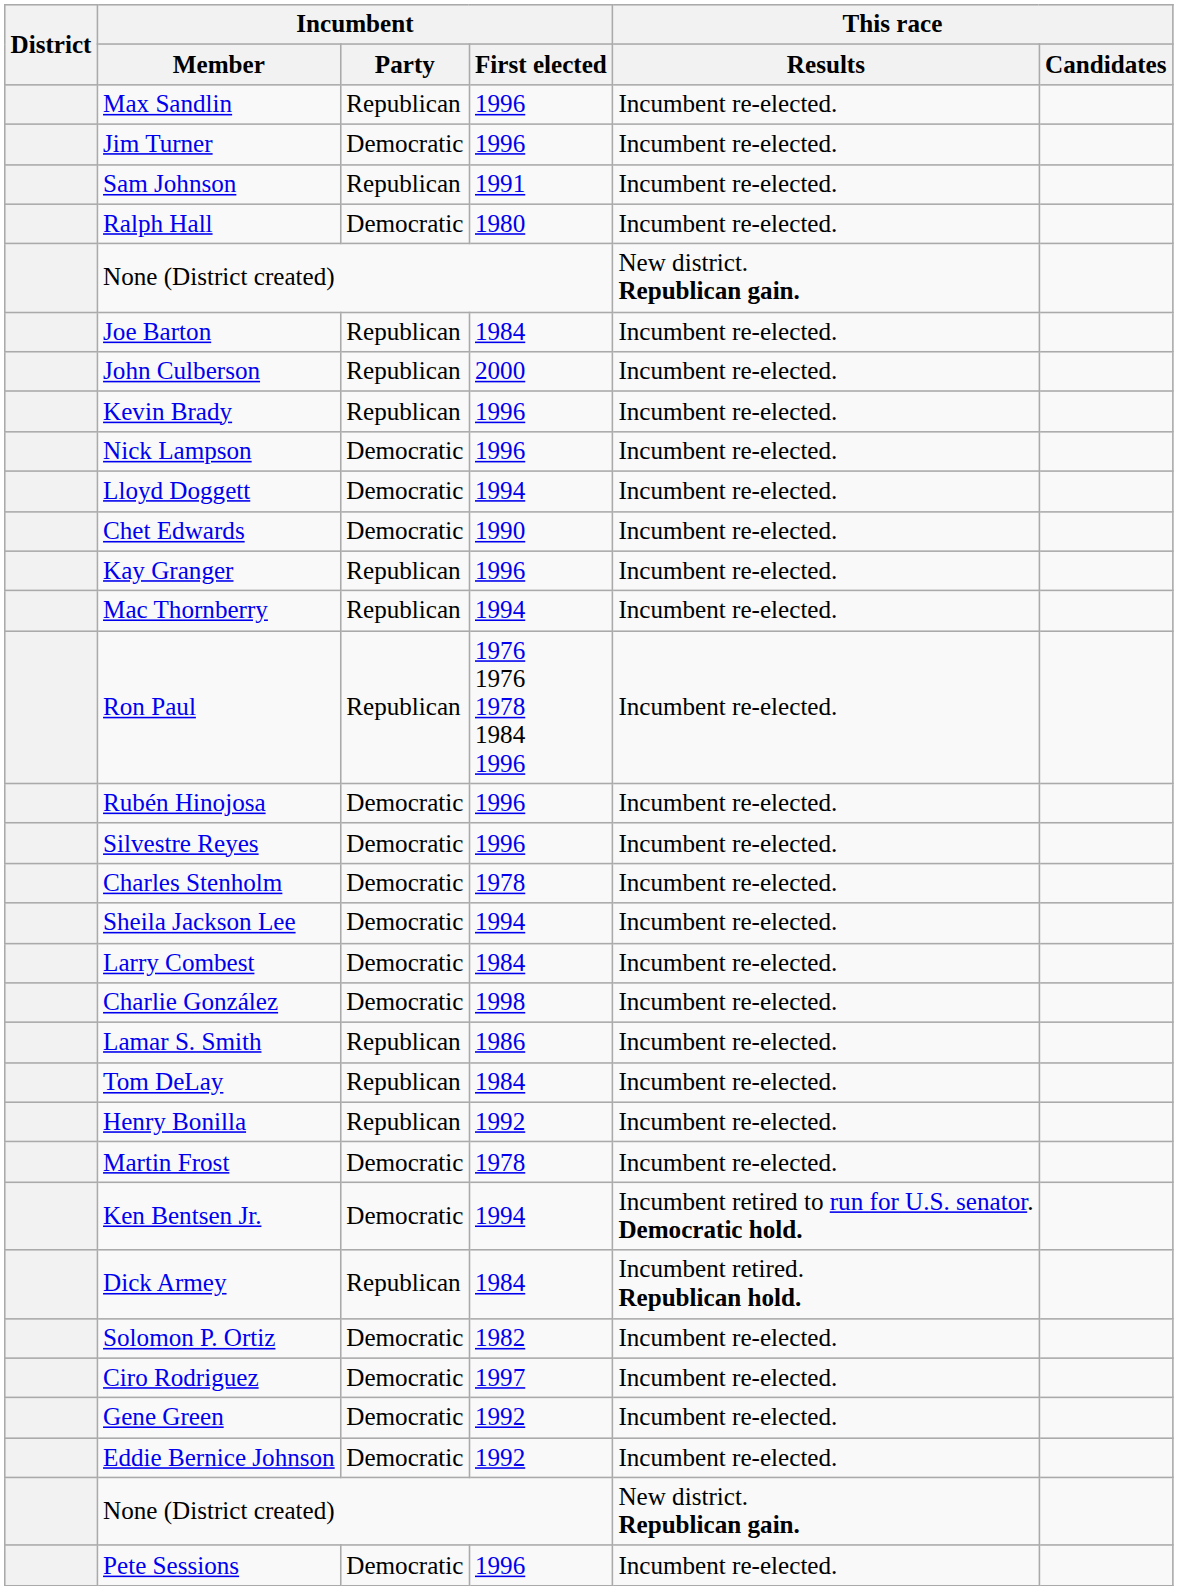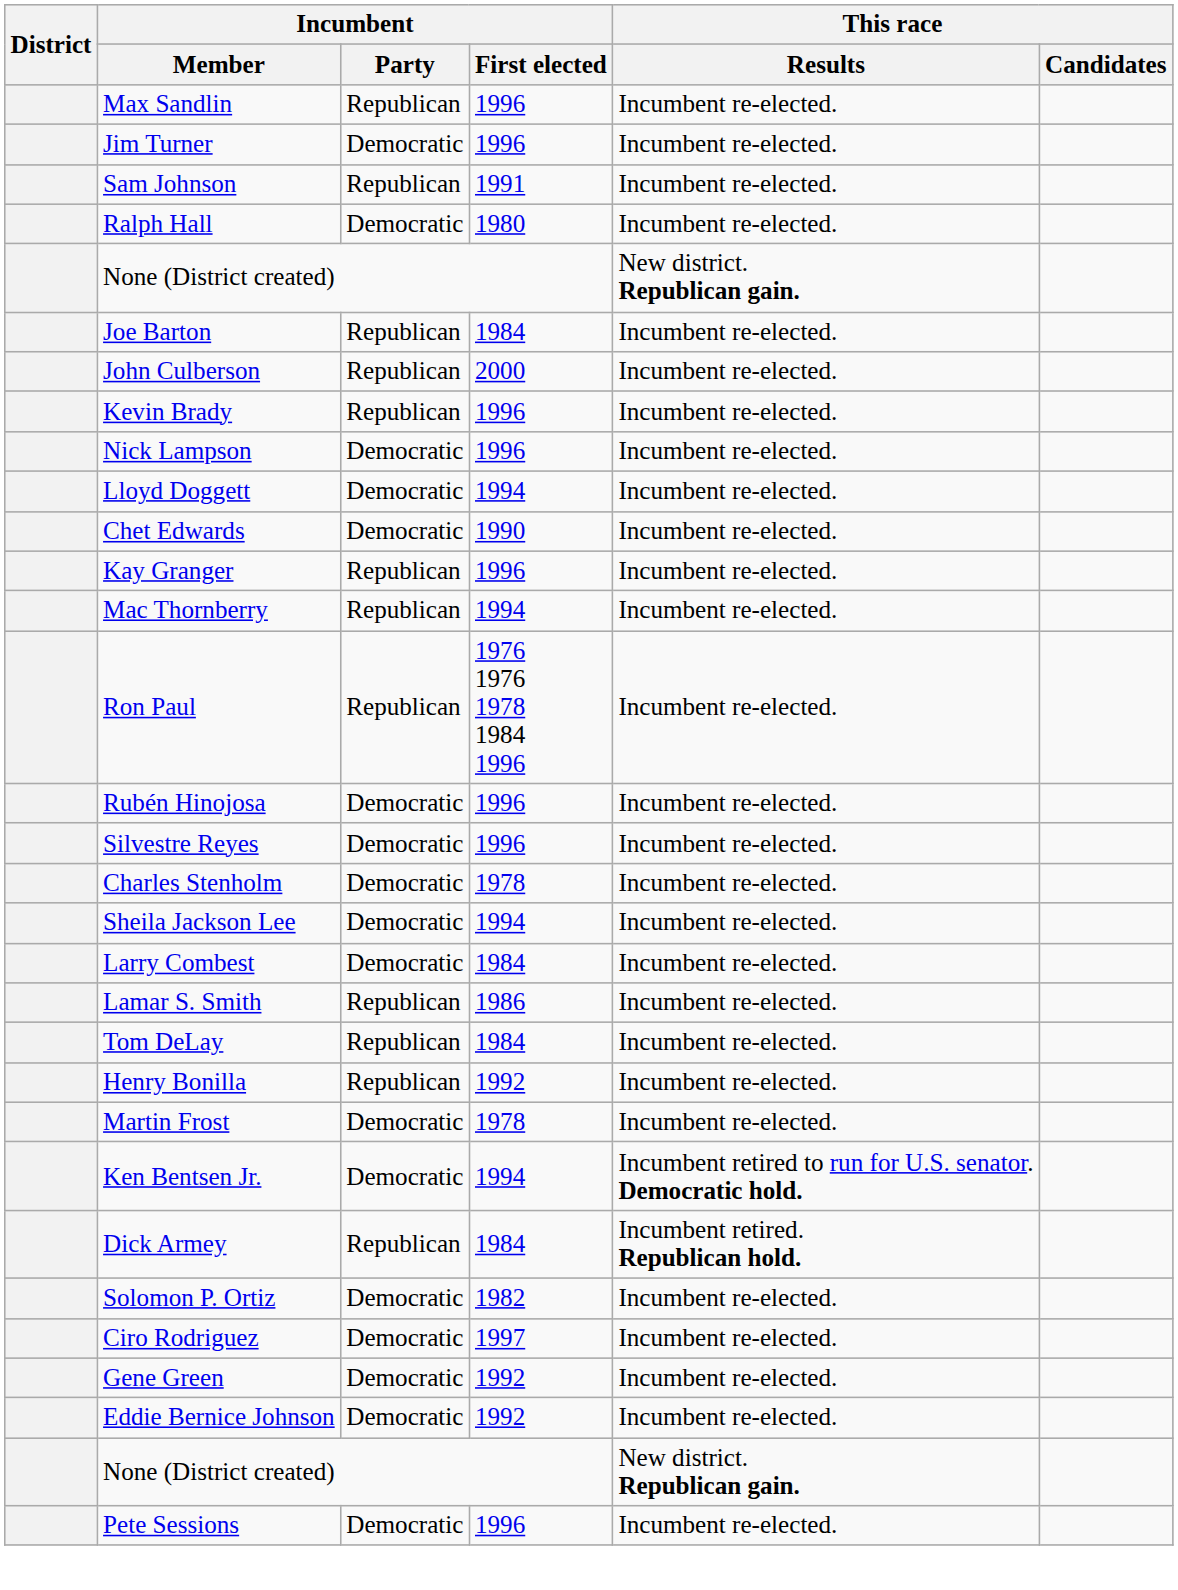- row: (191, 1002)
